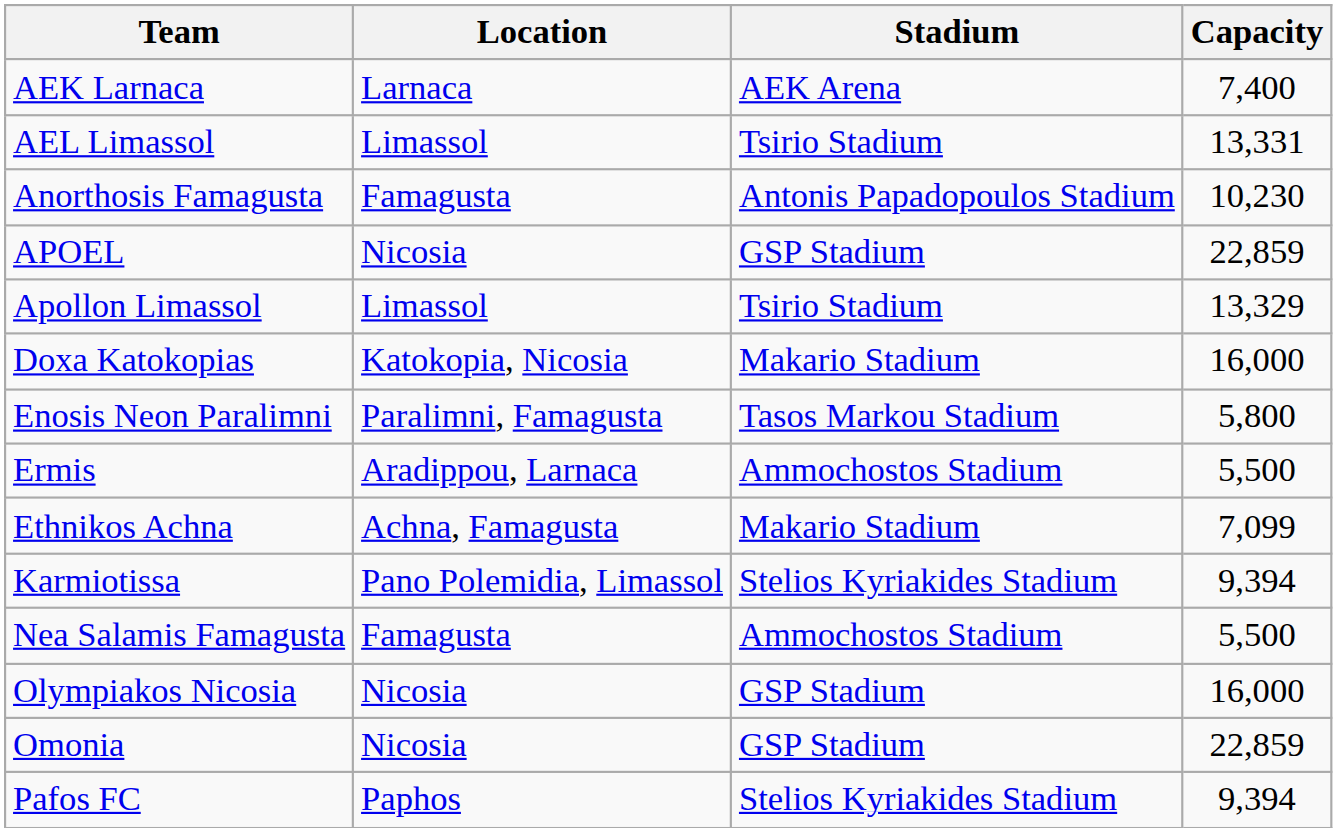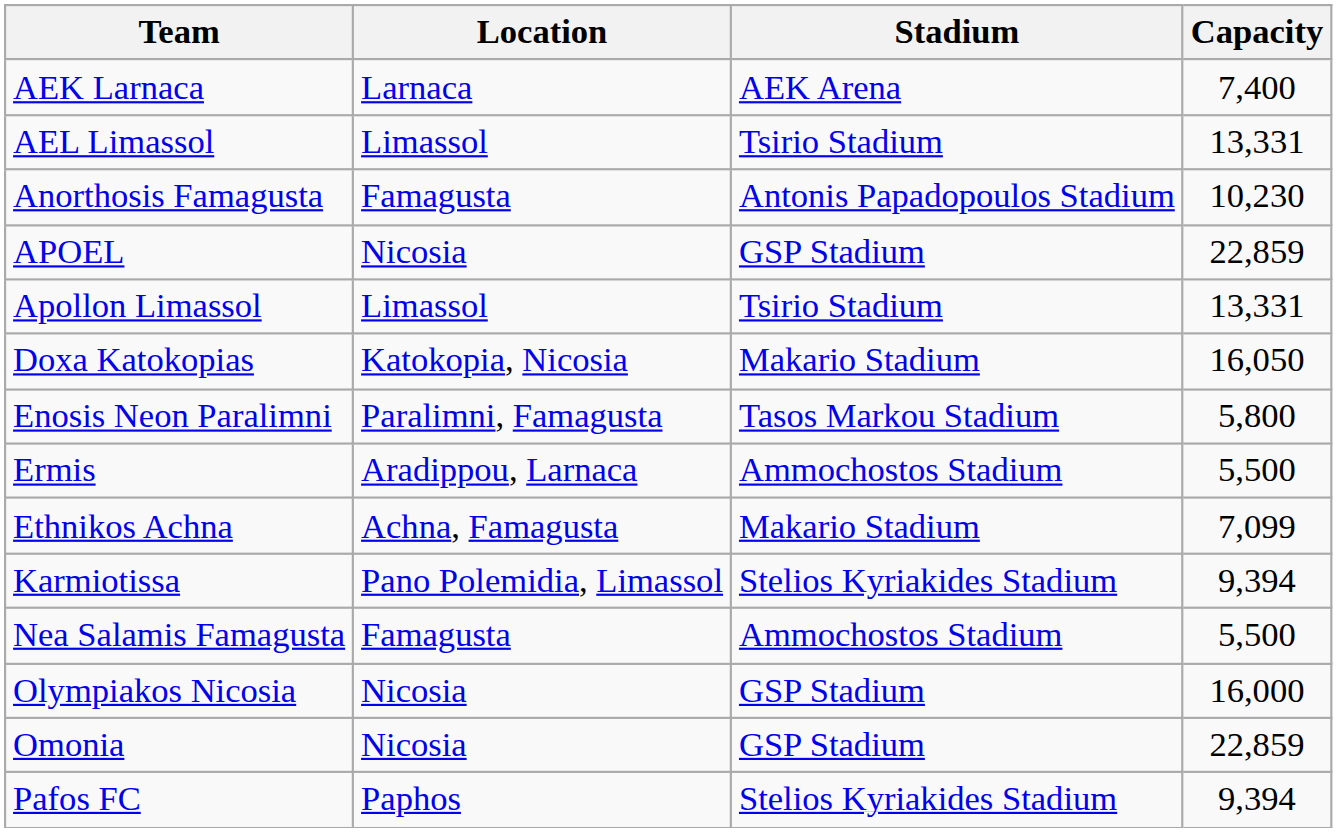(1257, 305) 13,329 -> (1257, 305) 13,331
(1257, 360) 16,000 -> (1257, 360) 16,050
